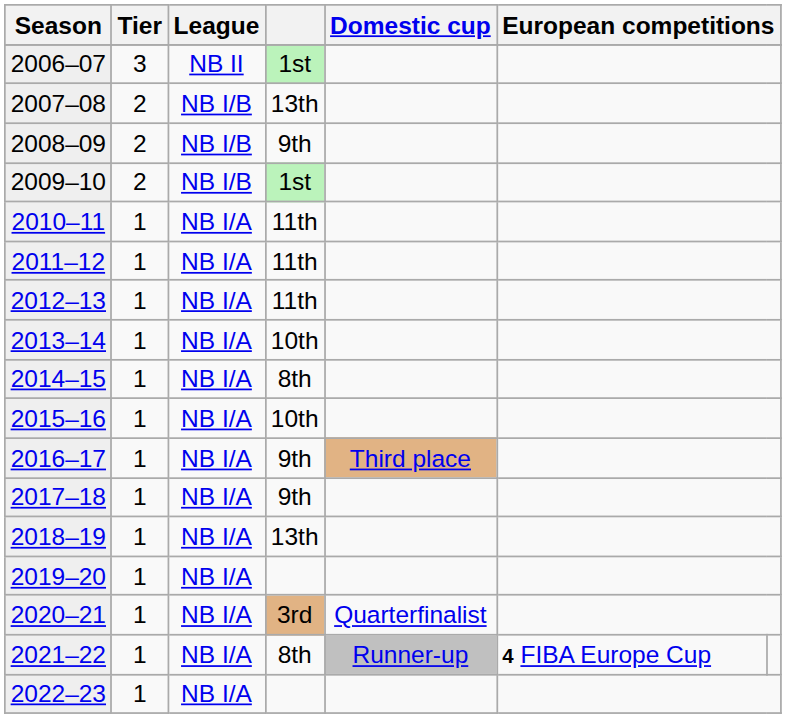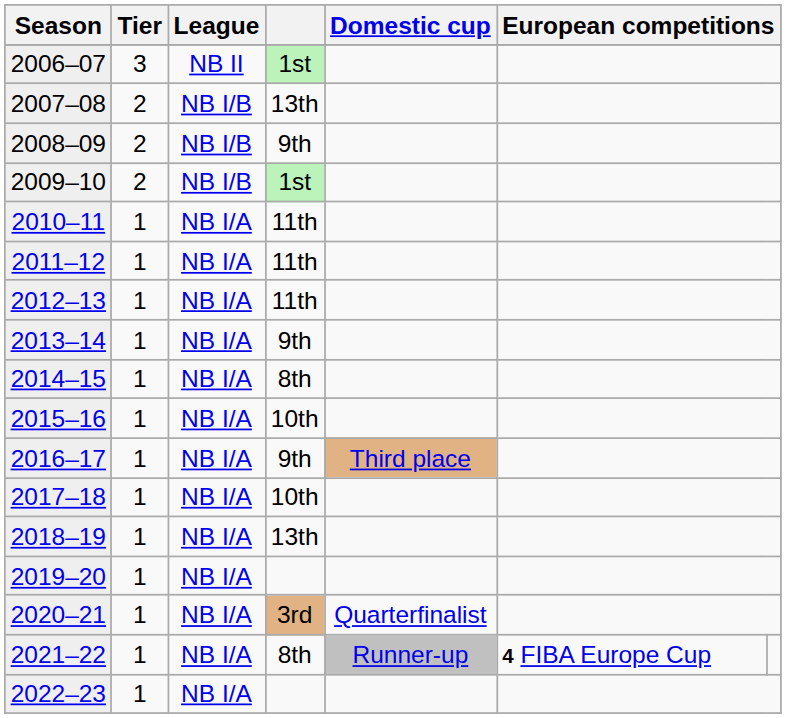(295, 340) 10th -> (295, 340) 9th
(295, 497) 9th -> (295, 497) 10th
